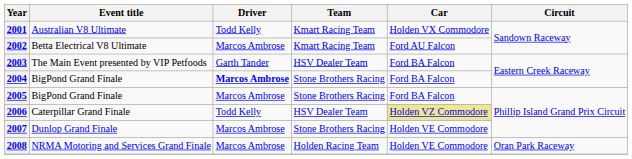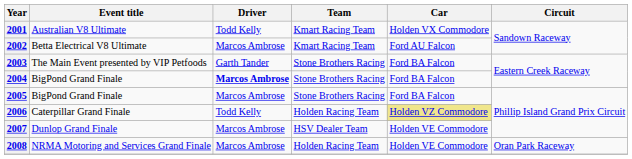(331, 63) HSV Dealer Team -> (339, 63) Stone Brothers Racing
(331, 112) HSV Dealer Team -> (336, 112) Holden Racing Team
(339, 129) Stone Brothers Racing -> (331, 129) HSV Dealer Team
